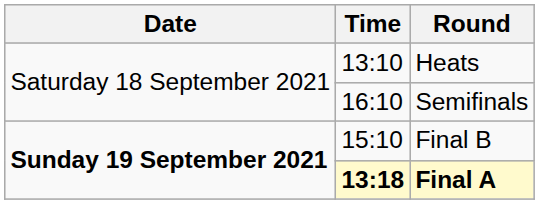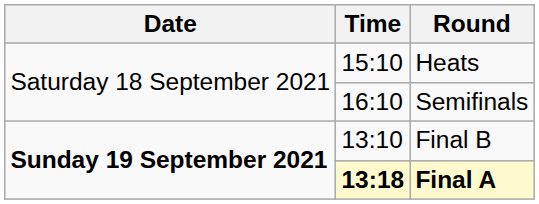(372, 62) 13:10 -> (372, 62) 15:10
(372, 140) 15:10 -> (372, 140) 13:10
